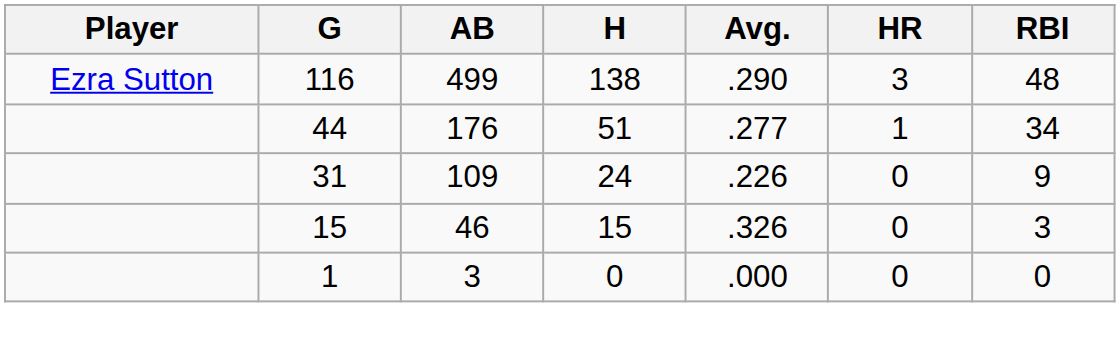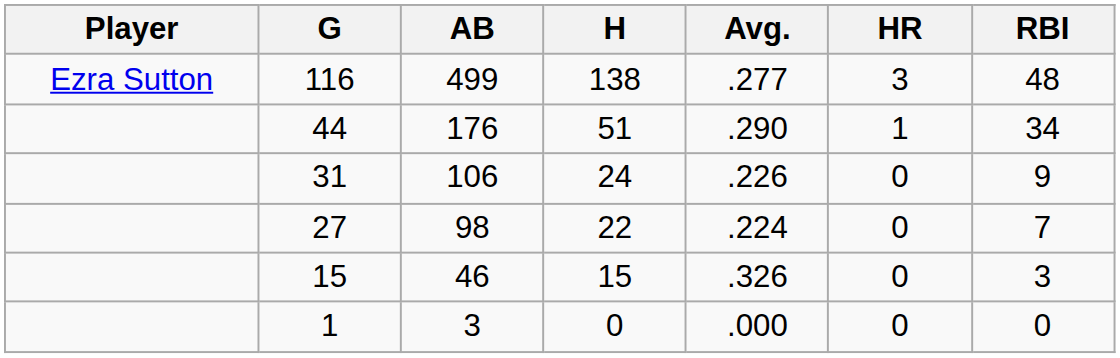(757, 78) .290 -> (757, 78) .277
(757, 128) .277 -> (757, 128) .290
(472, 177) 109 -> (472, 177) 106
+ row: (330, 227)
